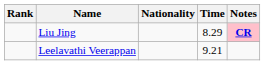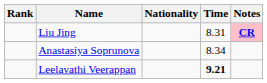(212, 32) 8.29 -> (216, 32) 8.31
+ row: (89, 51)
(212, 51) normal -> (216, 69) bold
